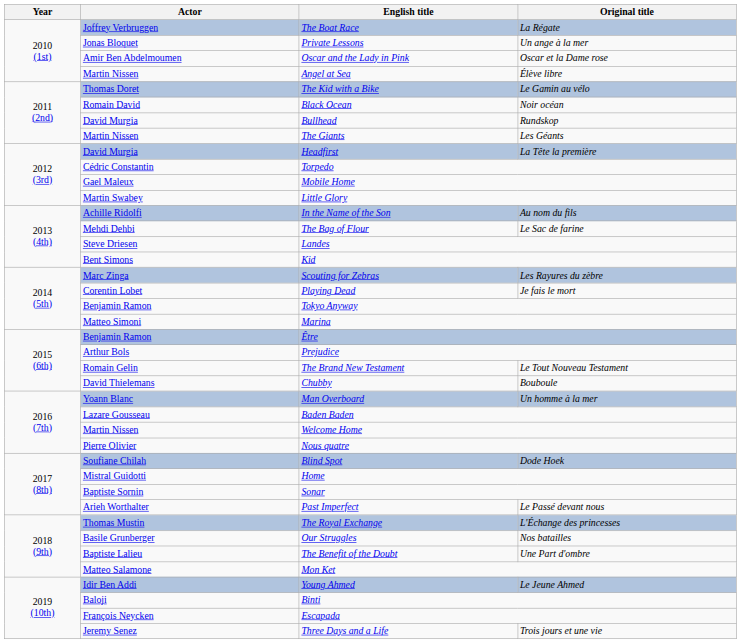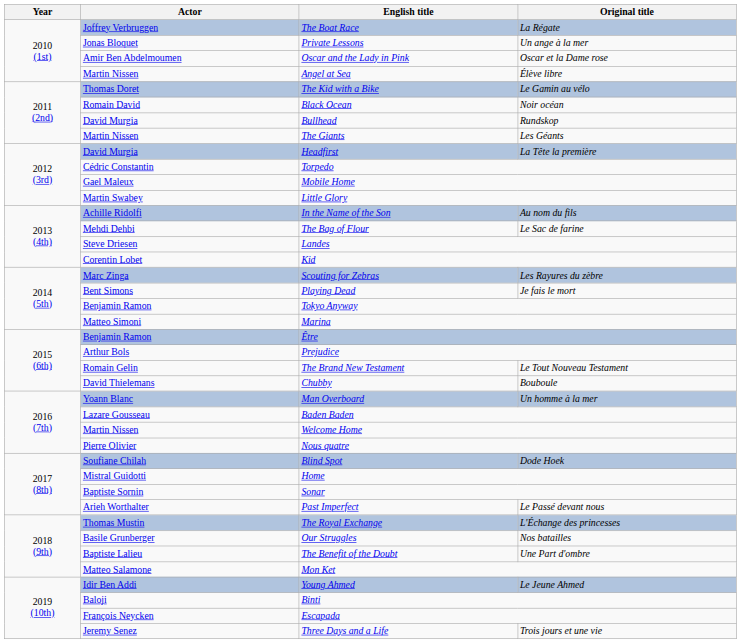(108, 259) Bent Simons -> (113, 259) Corentin Lobet
(113, 290) Corentin Lobet -> (108, 290) Bent Simons
